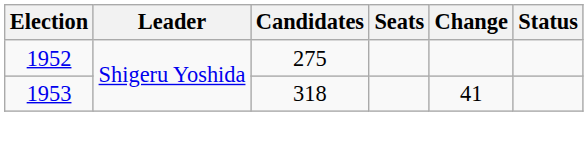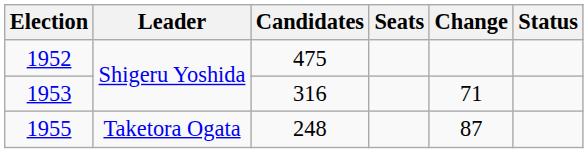(310, 57) 275 -> (310, 57) 475
(310, 93) 318 -> (310, 93) 316
(471, 93) 41 -> (471, 93) 71
+ row: (49, 128)
